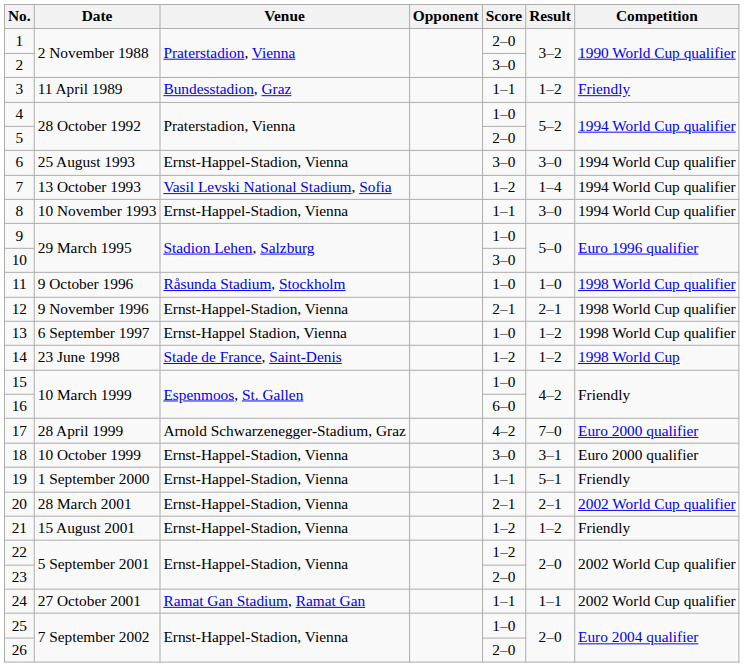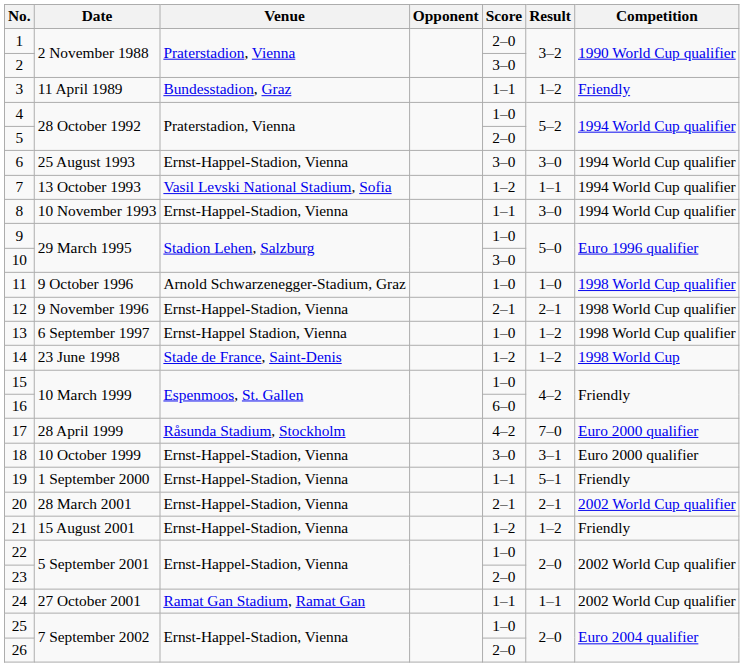(550, 187) 1–4 -> (550, 187) 1–1
(254, 284) Råsunda Stadium, Stockholm -> (285, 284) Arnold Schwarzenegger-Stadium, Graz
(285, 430) Arnold Schwarzenegger-Stadium, Graz -> (254, 430) Råsunda Stadium, Stockholm
(504, 552) 1–2 -> (504, 552) 1–0
